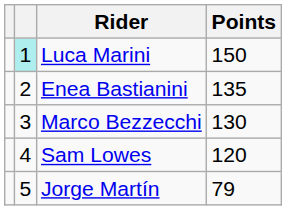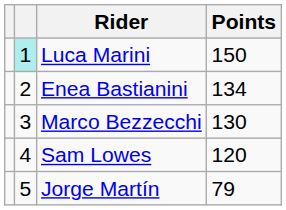(229, 88) 135 -> (229, 88) 134
